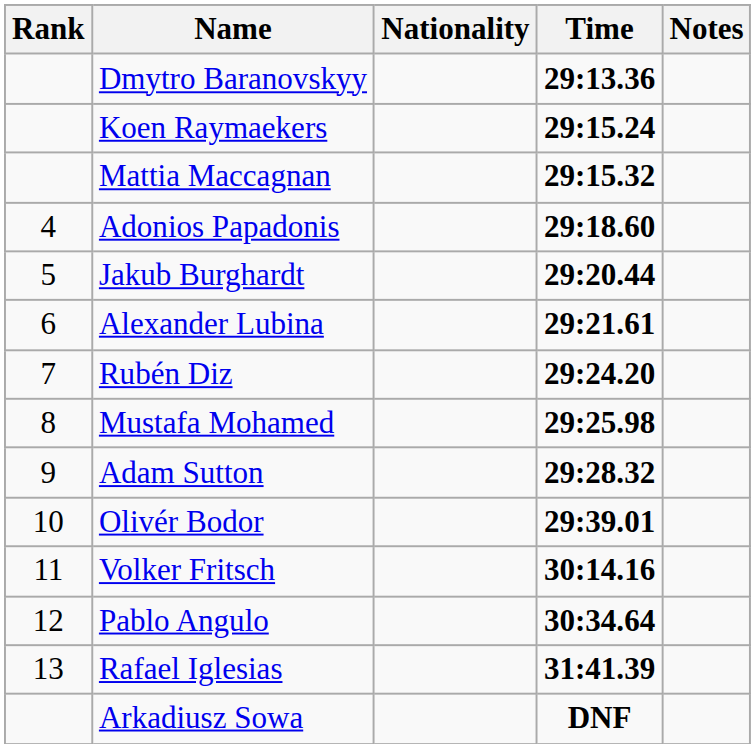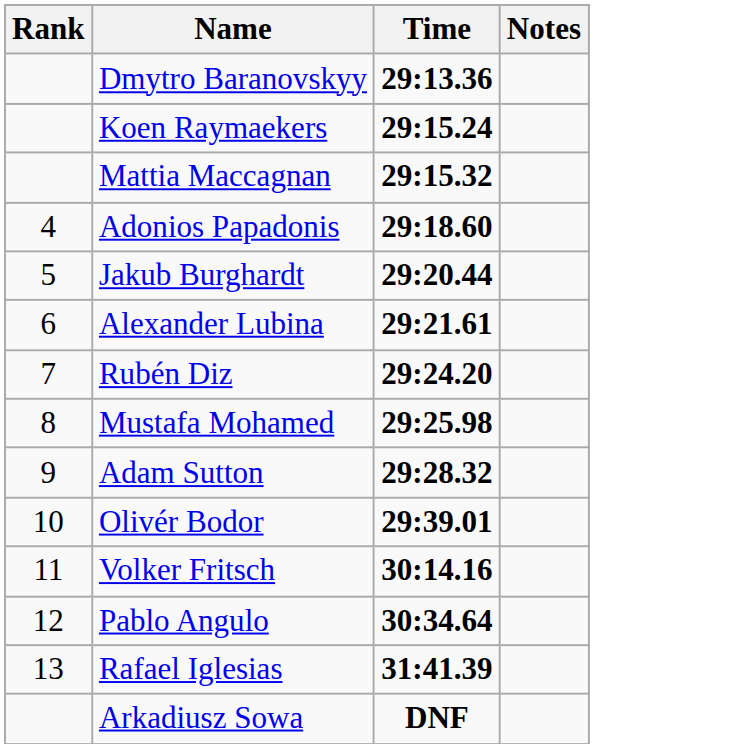- column: (455, 29)
